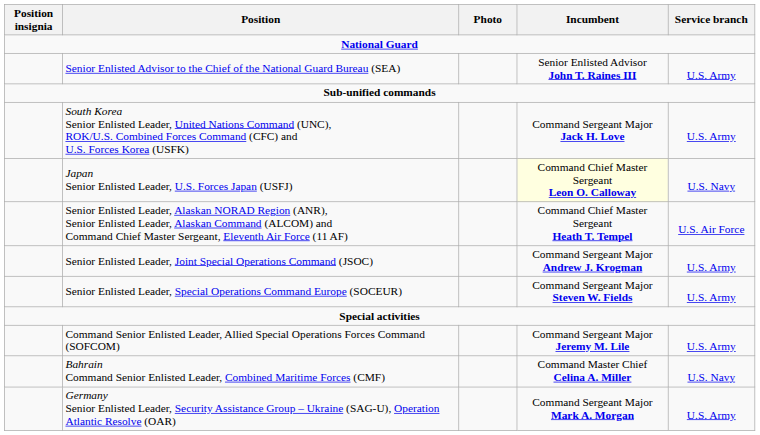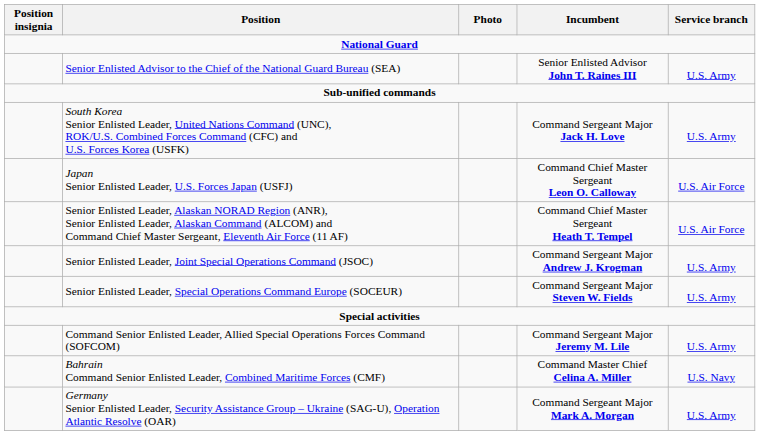(592, 180) lightyellow background -> (592, 180) no background
(711, 186) U.S. Navy -> (711, 186) U.S. Air Force
